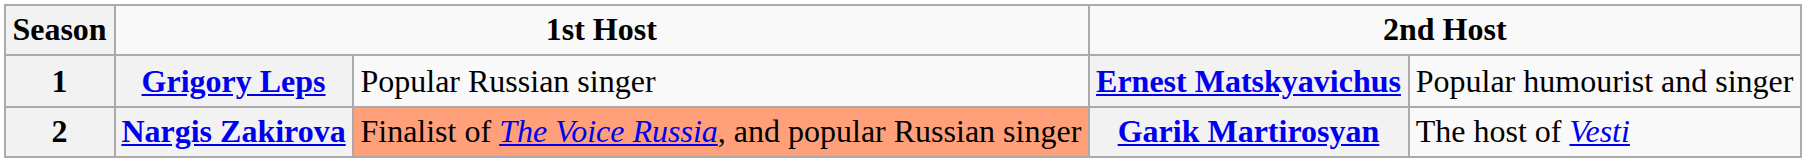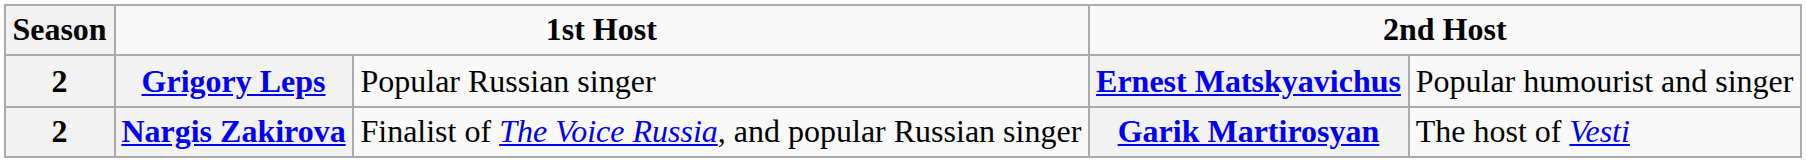(60, 80) 1 -> (60, 80) 2
(721, 131) lightsalmon background -> (721, 131) no background
